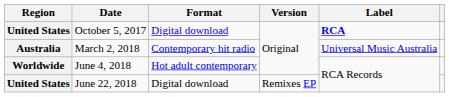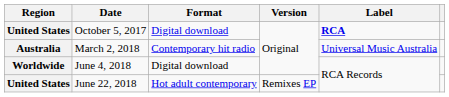(204, 65) Hot adult contemporary -> (190, 65) Digital download
(190, 83) Digital download -> (204, 83) Hot adult contemporary
